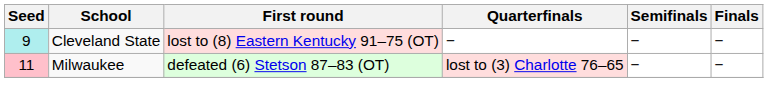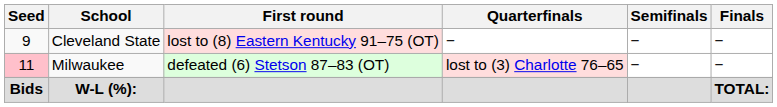(26, 41) paleturquoise background -> (26, 41) no background
+ row: (106, 89)
